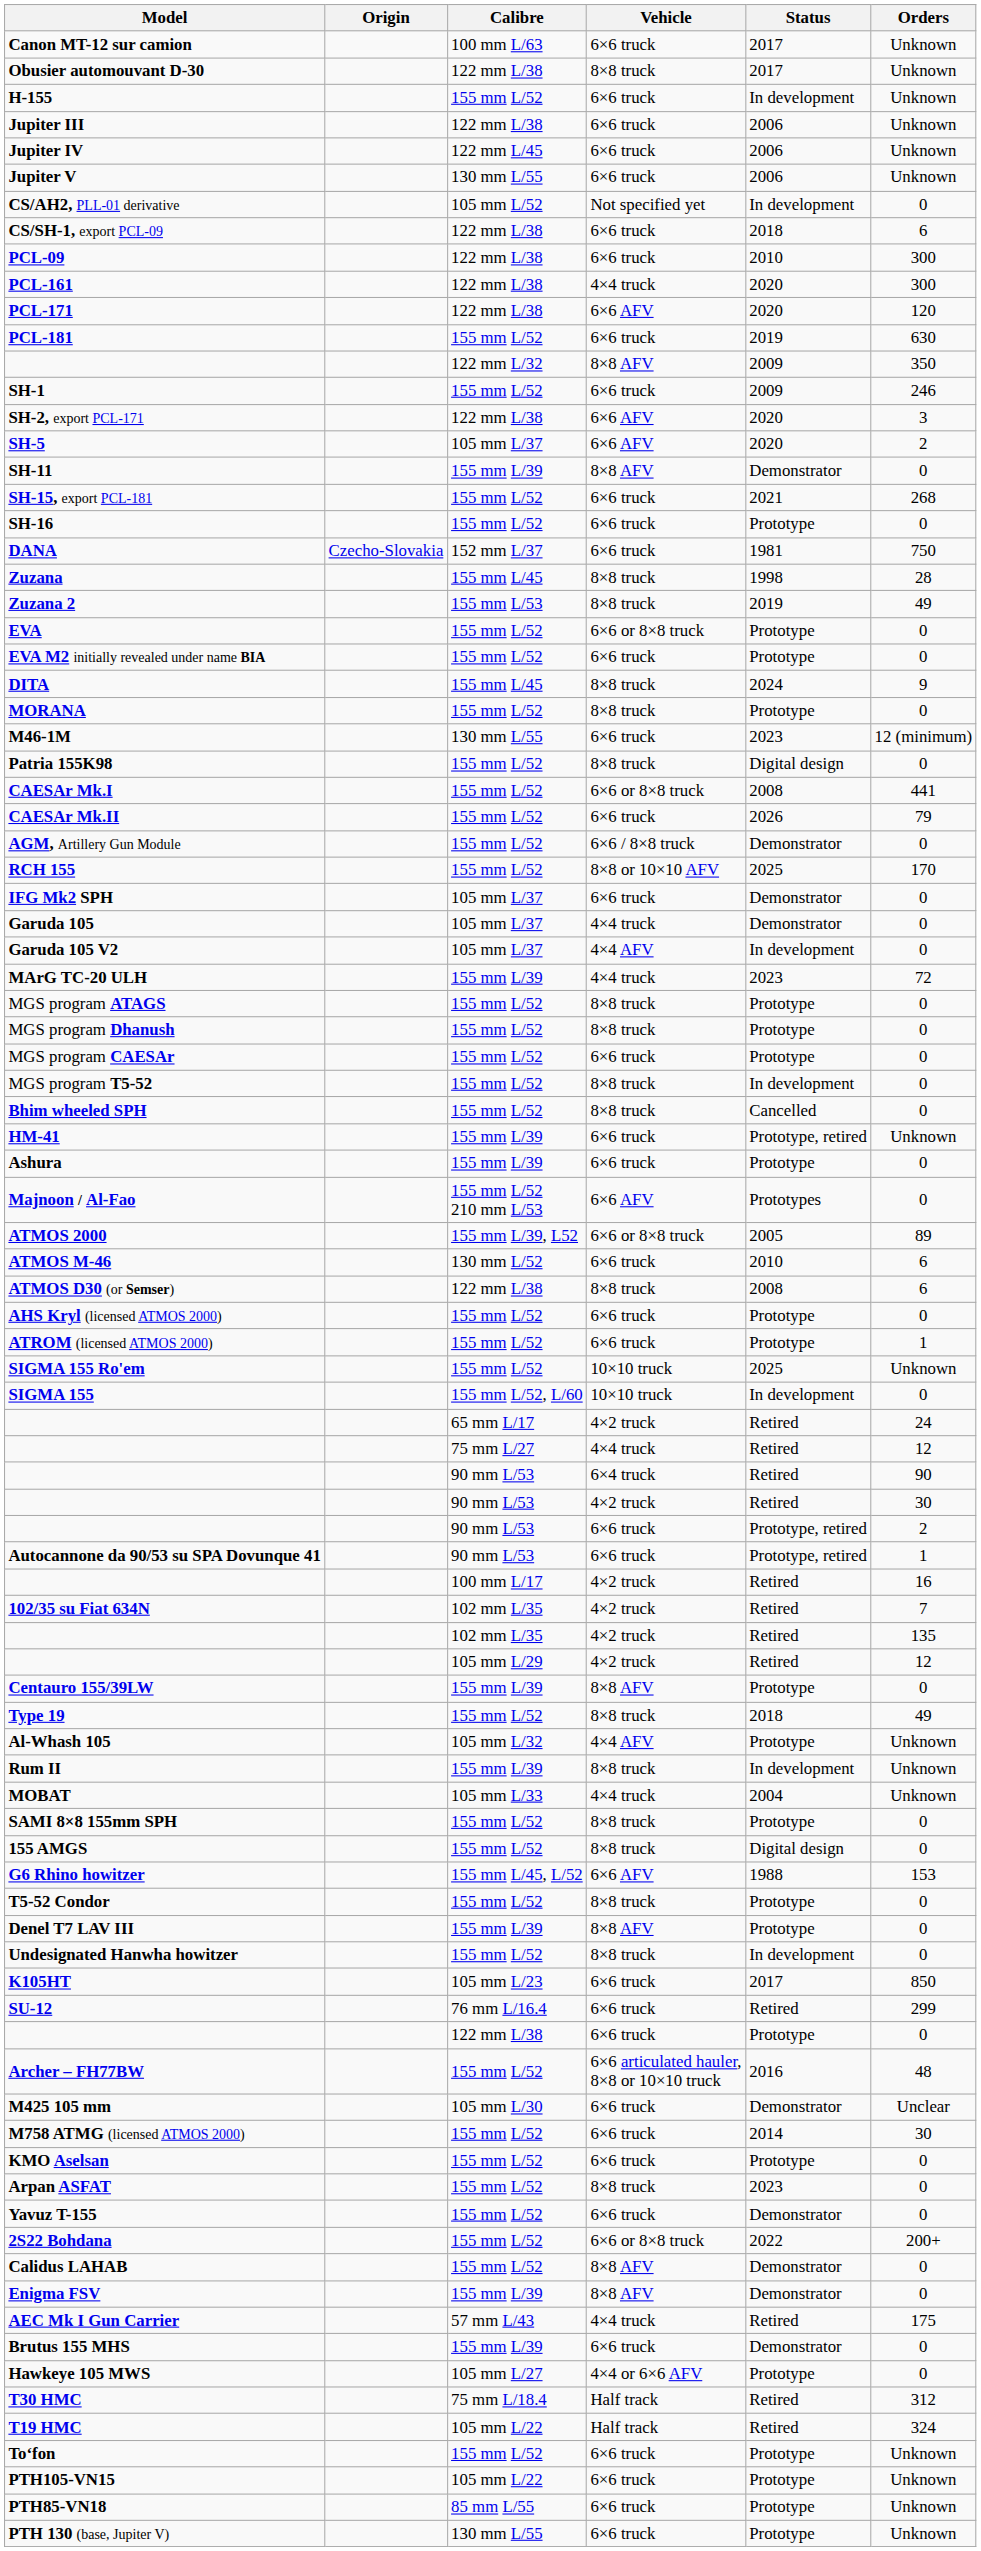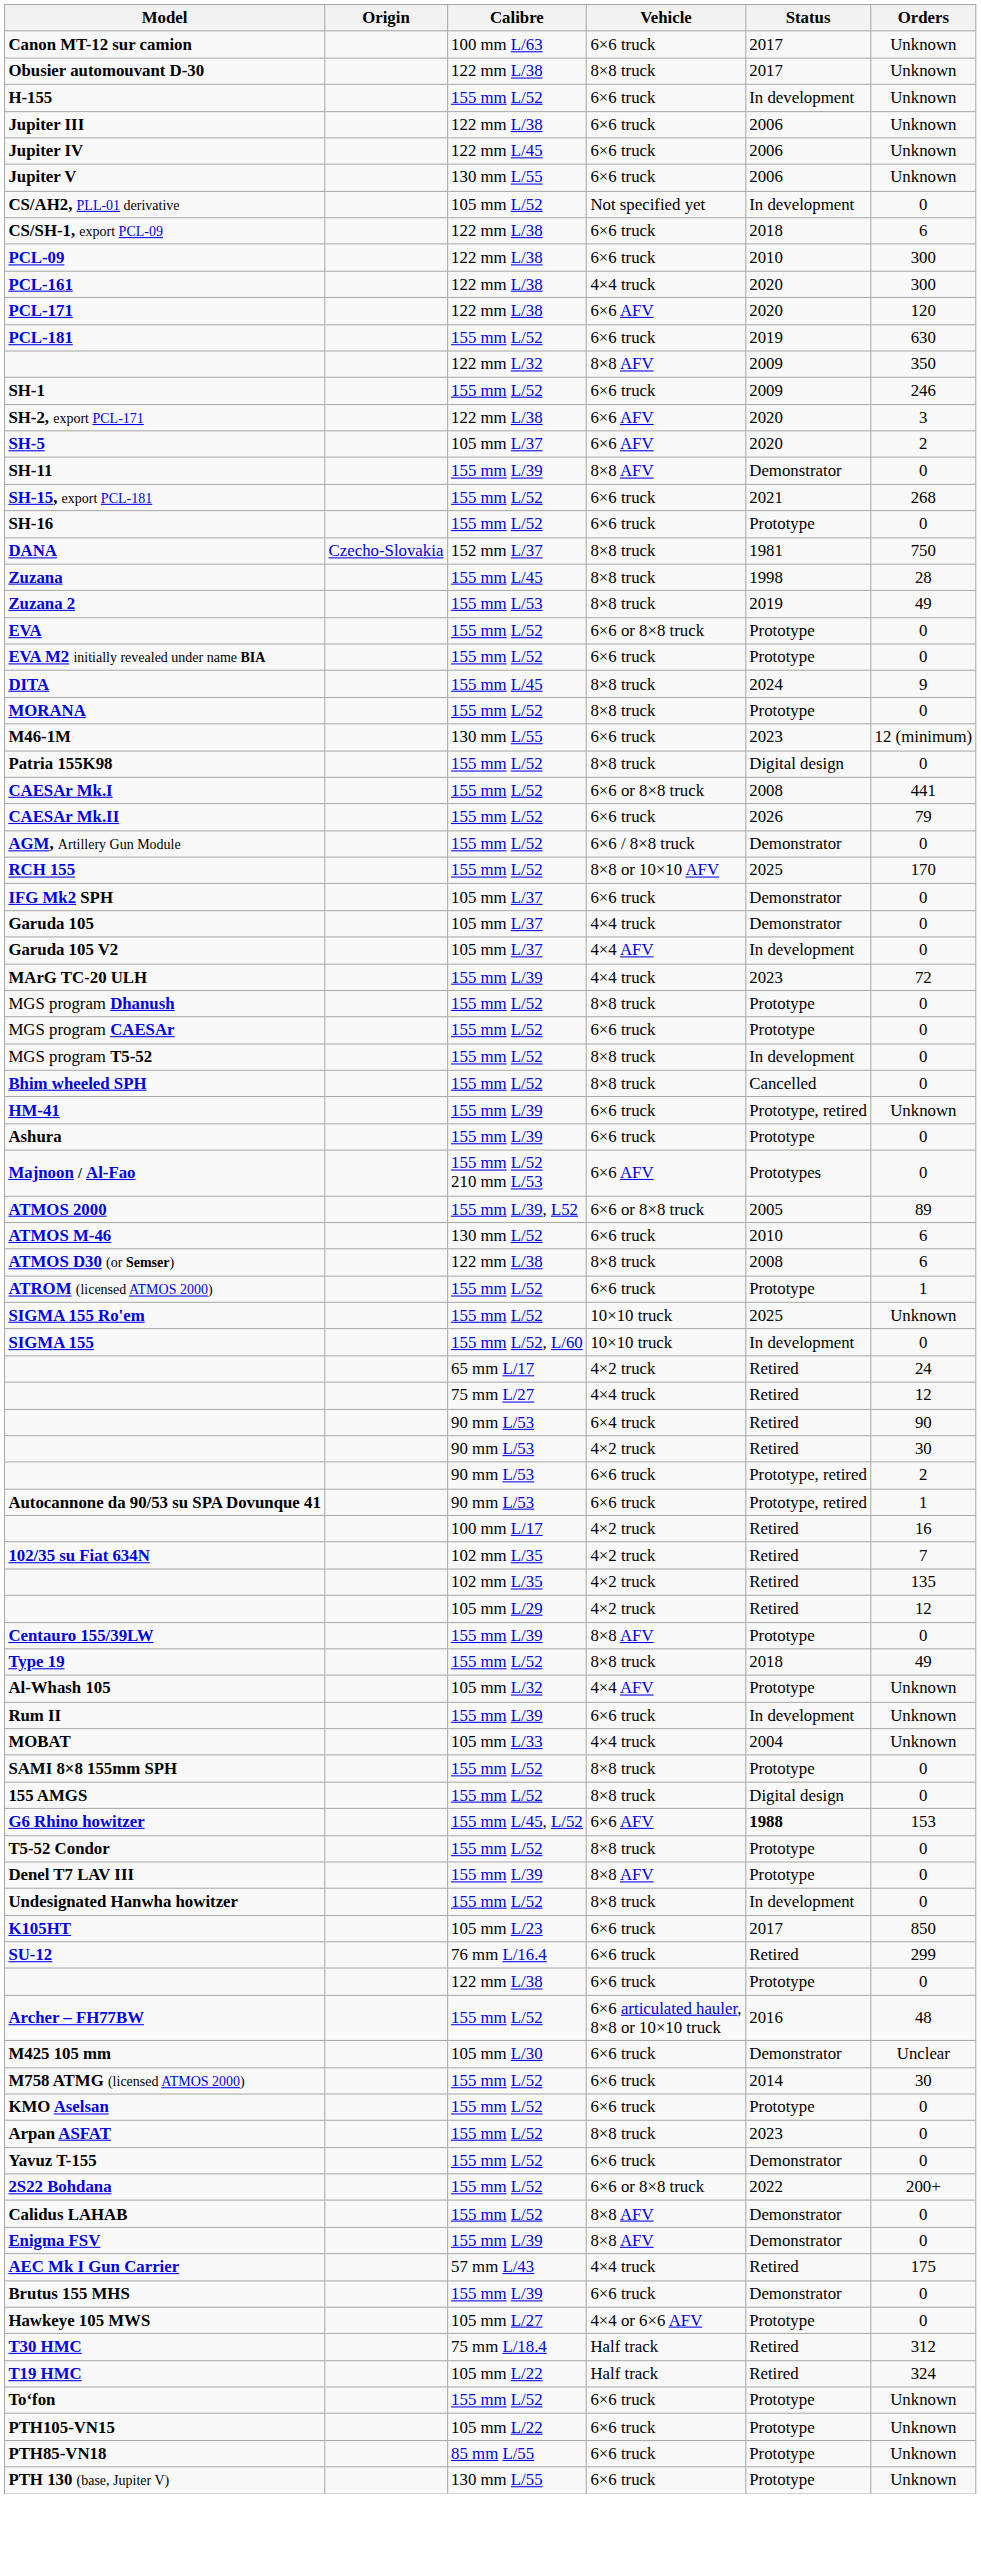(623, 550) 6×6 truck -> (623, 550) 8×8 truck
- row: (87, 1003)
- row: (115, 1315)
(623, 1768) 8×8 truck -> (623, 1715) 6×6 truck
(766, 1875) normal -> (766, 1821) bold
